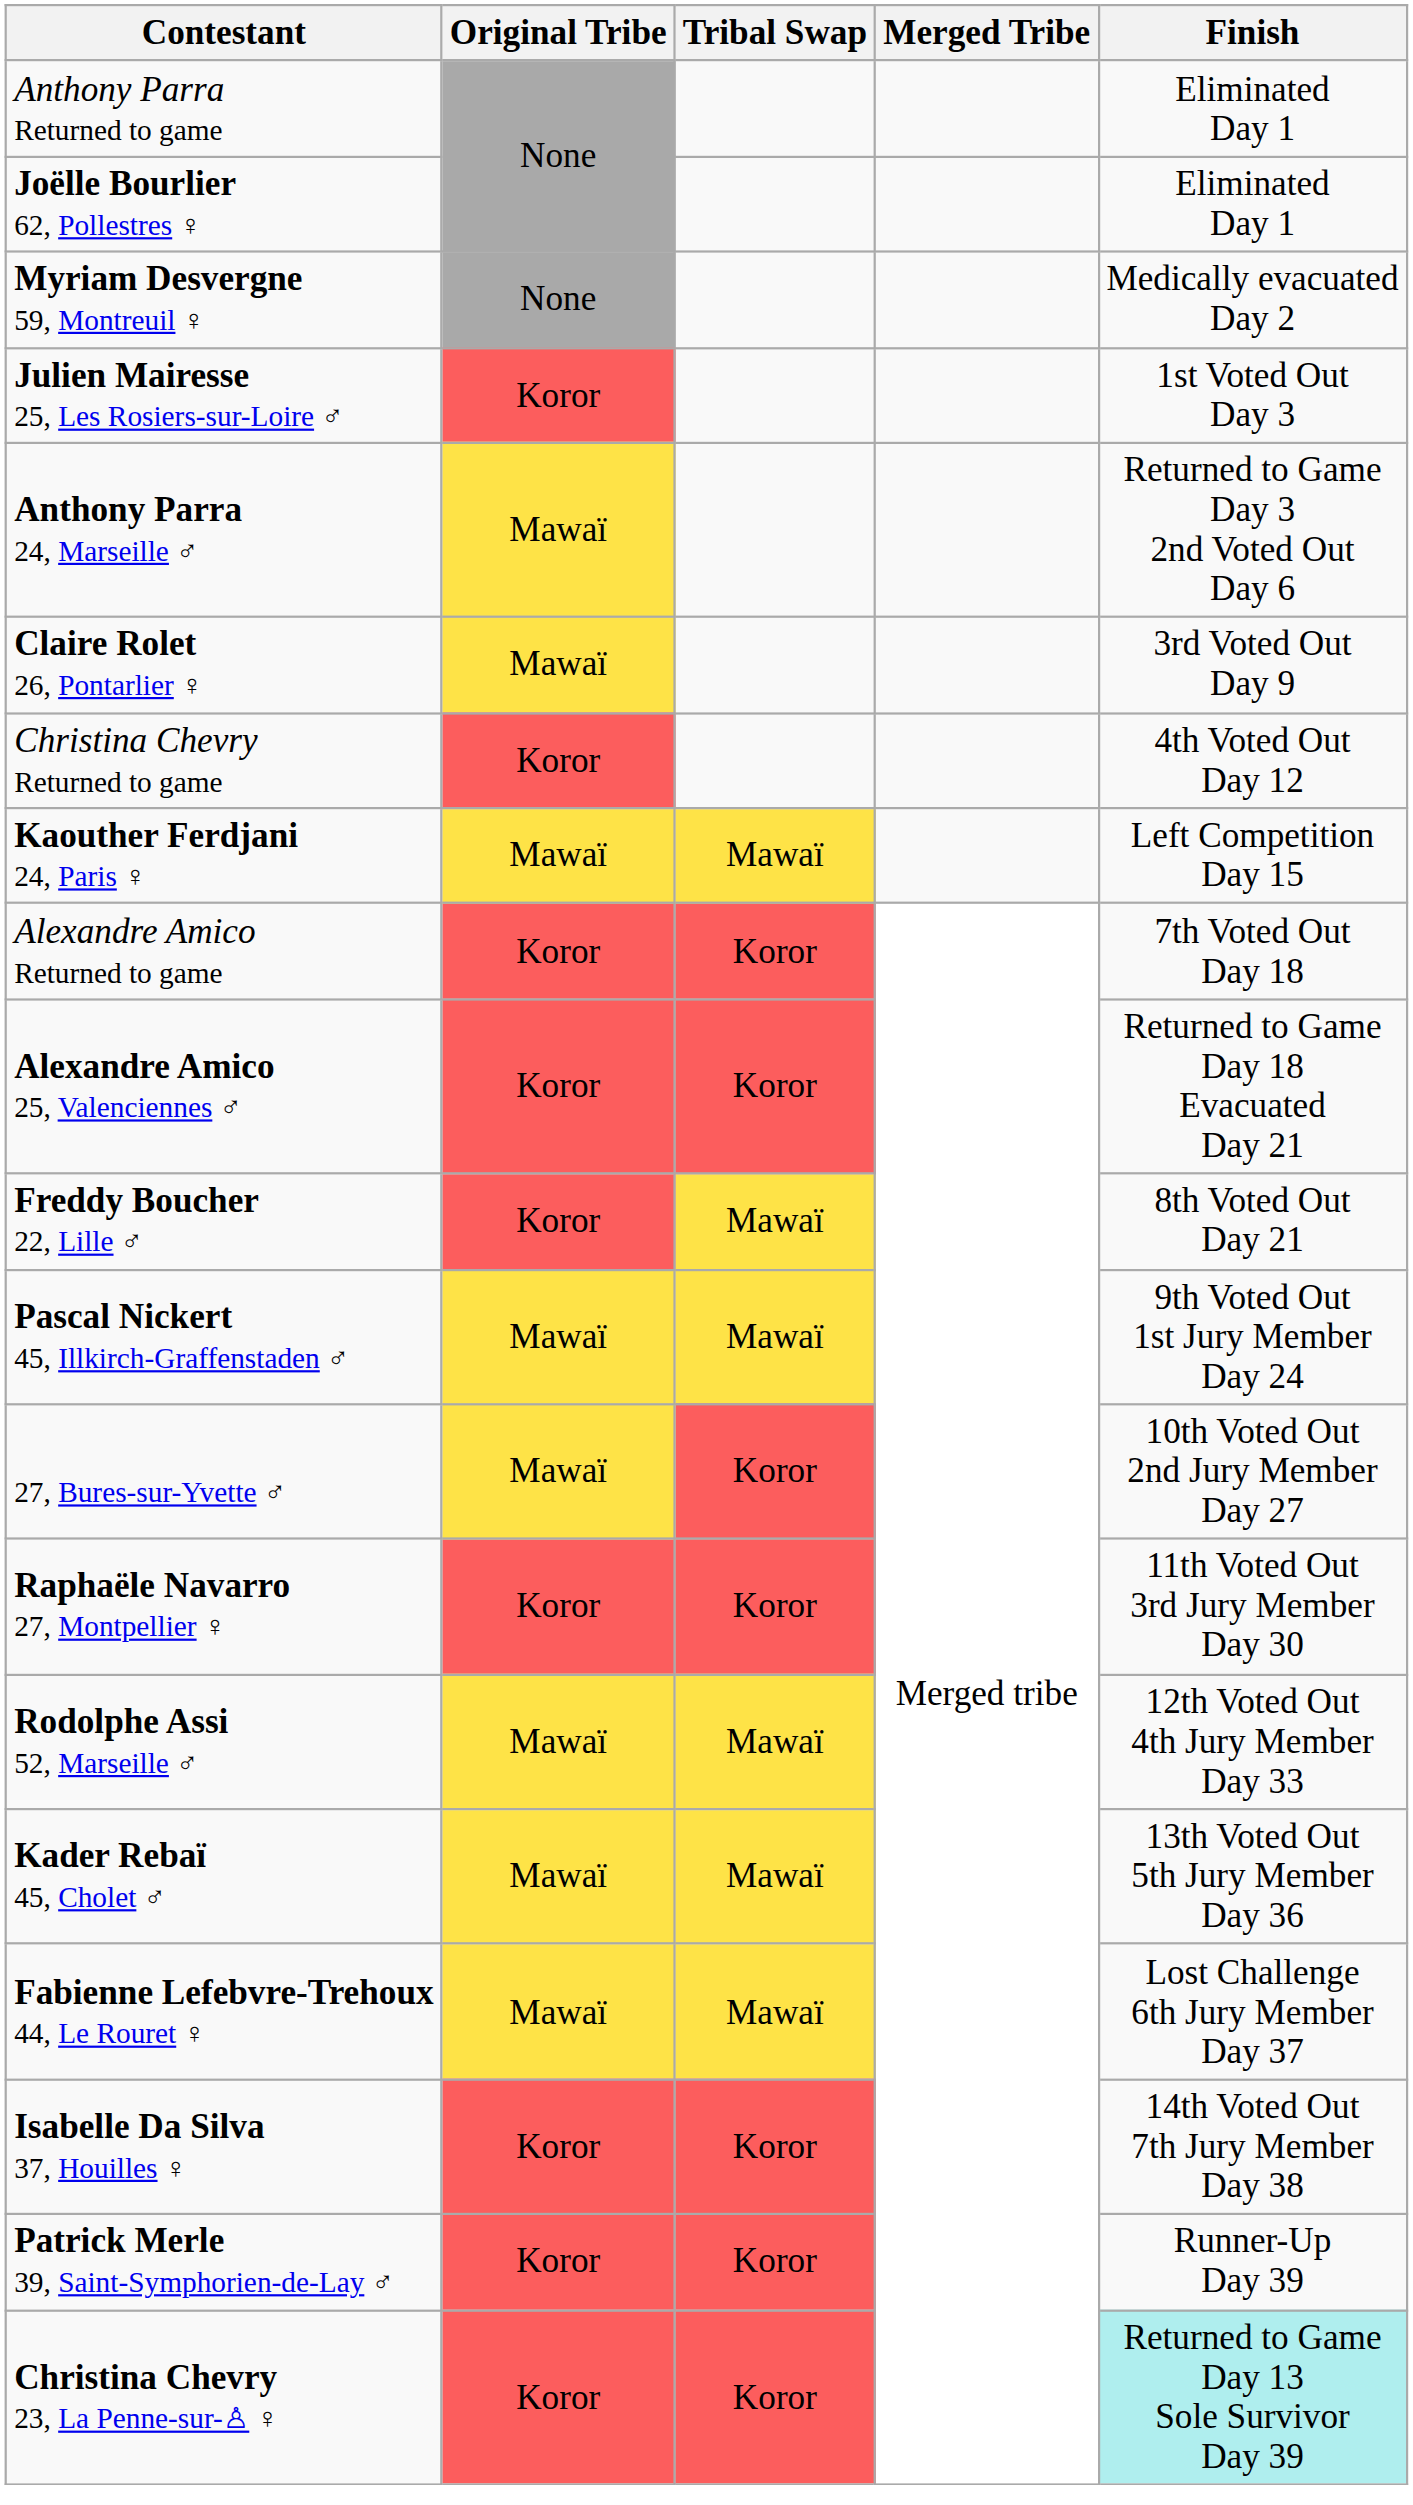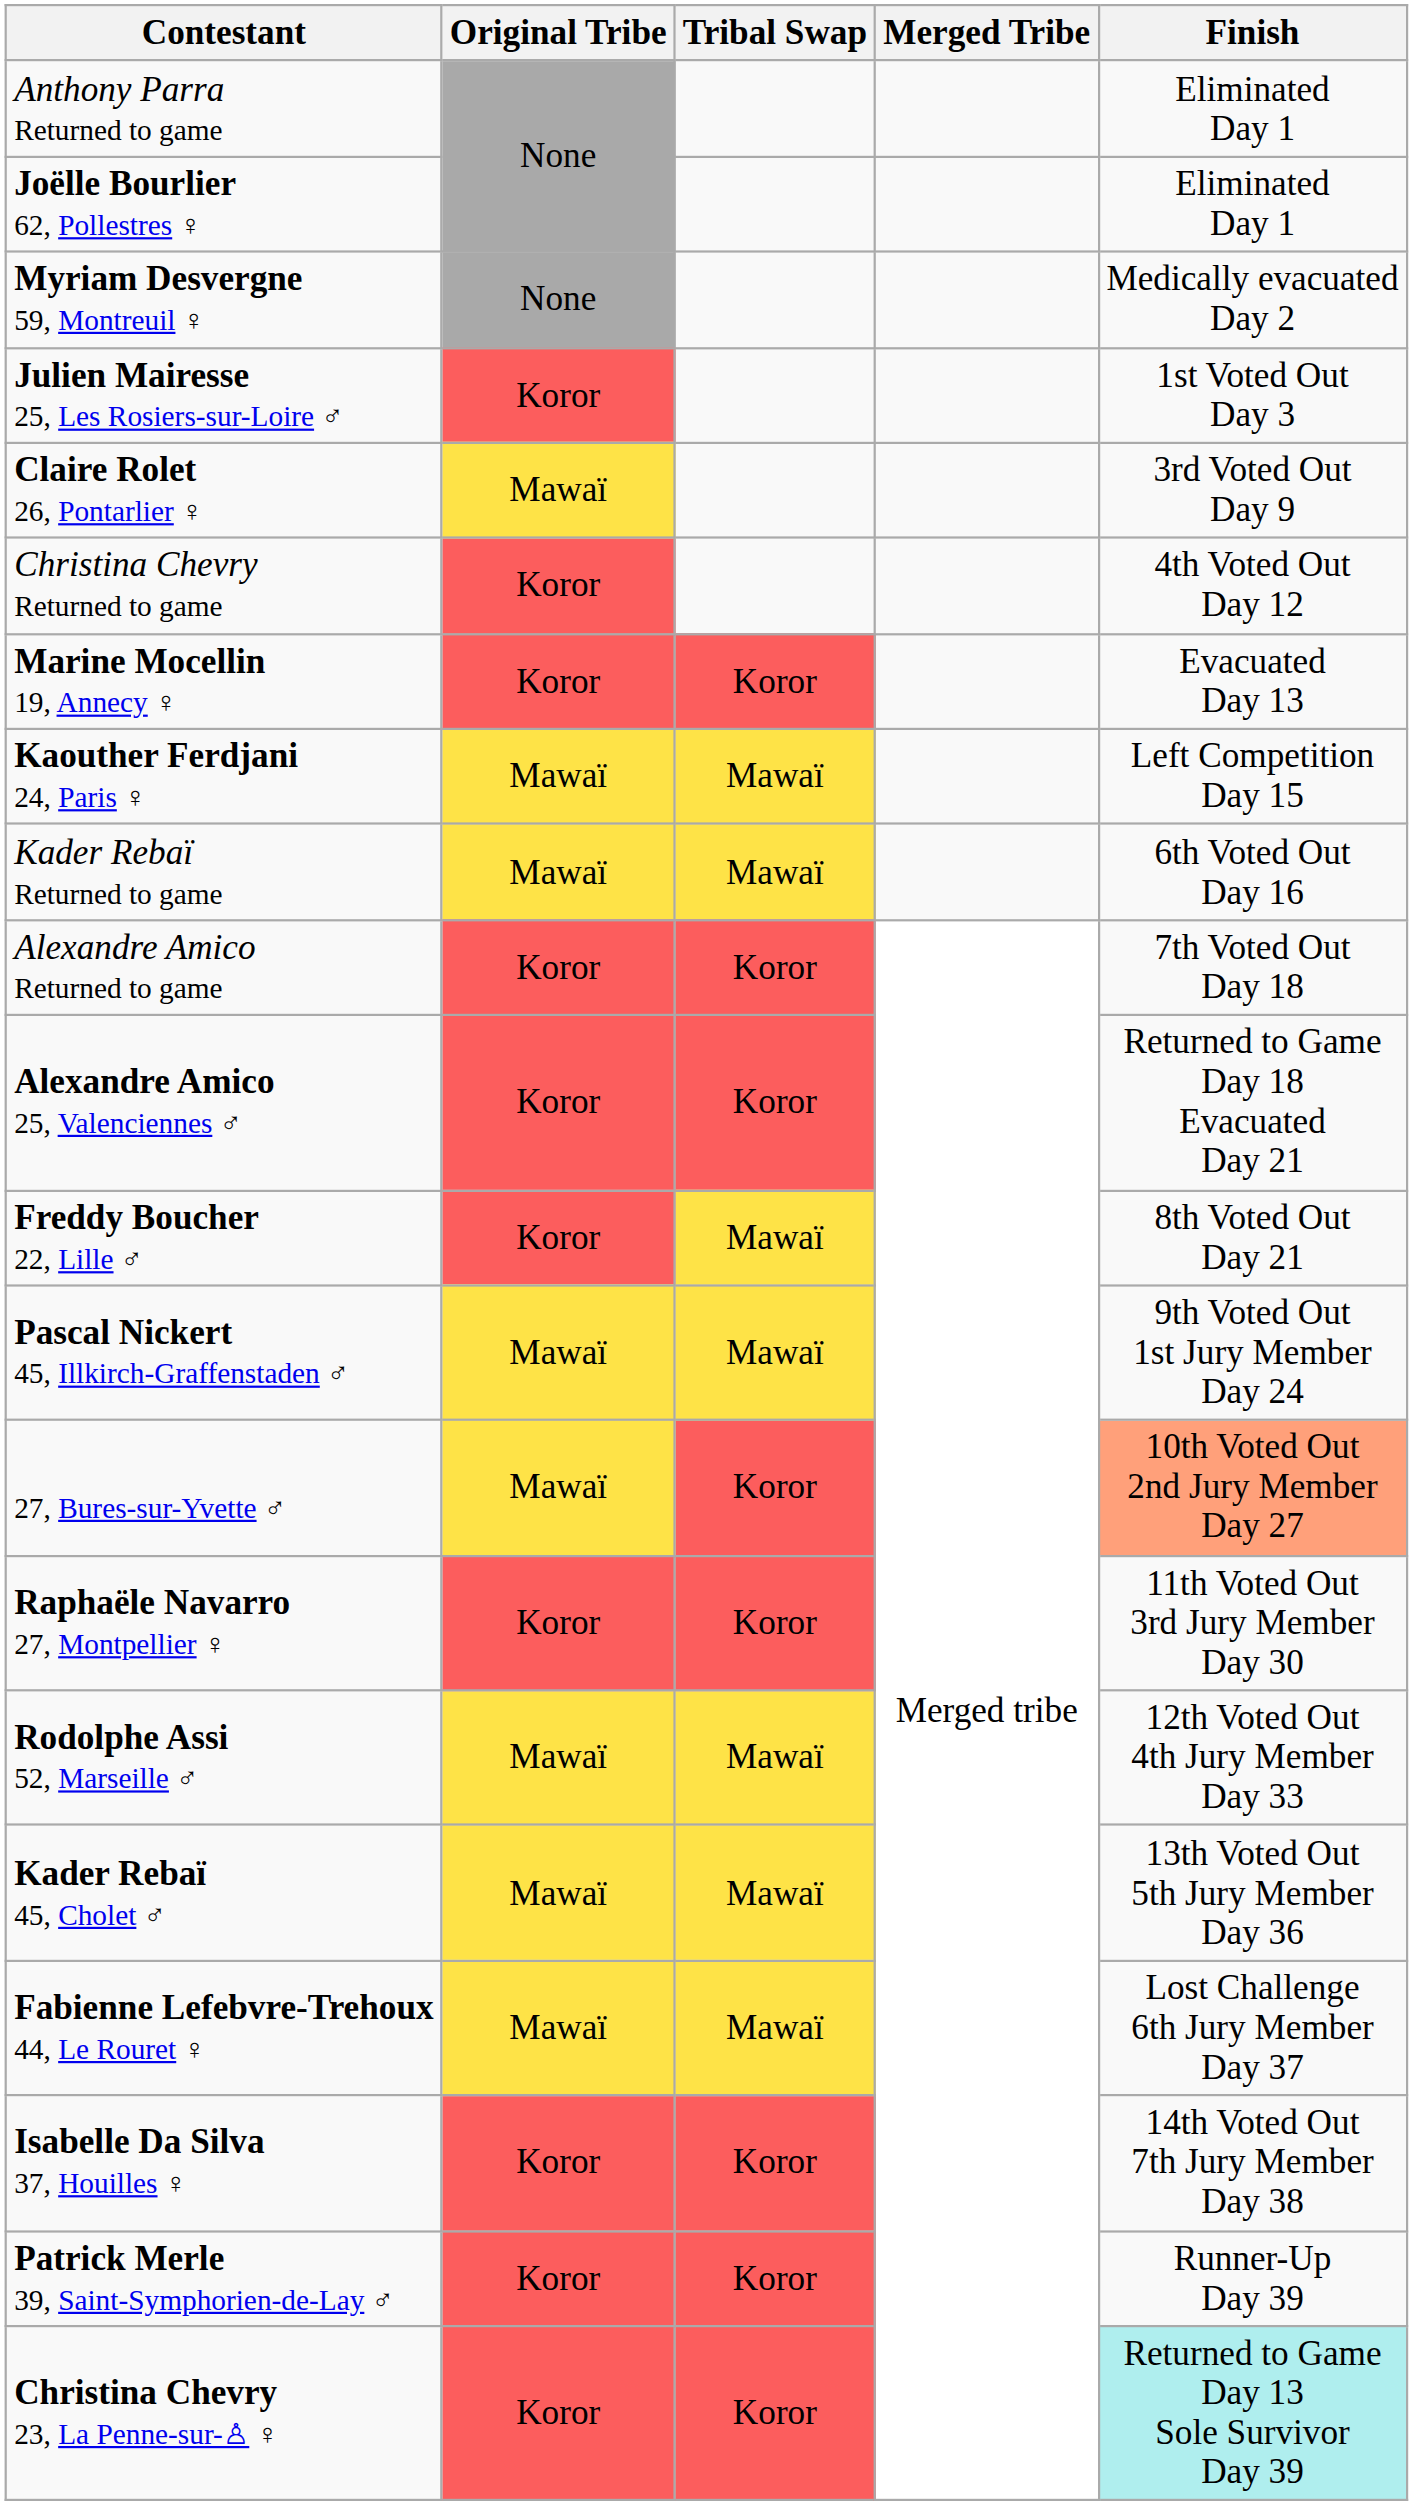- row: (128, 529)
+ row: (140, 680)
+ row: (118, 871)
(1252, 1470) no background -> (1252, 1487) lightsalmon background
